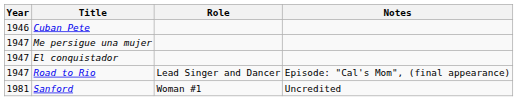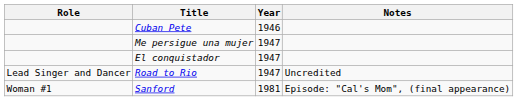columns swapped: (18, 12) <-> (218, 12)
(398, 73) Episode: "Cal's Mom", (final appearance) -> (313, 73) Uncredited
(313, 88) Uncredited -> (398, 88) Episode: "Cal's Mom", (final appearance)
